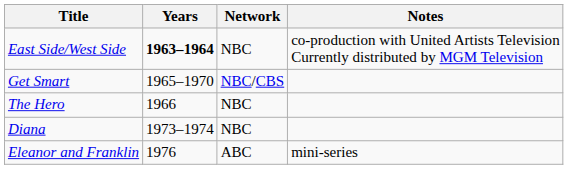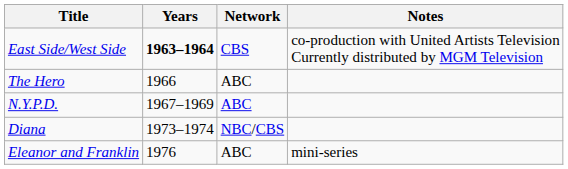(236, 48) NBC -> (235, 48) CBS
- row: (39, 81)
(236, 104) NBC -> (236, 81) ABC
+ row: (33, 104)
(236, 128) NBC -> (252, 128) NBC/CBS
